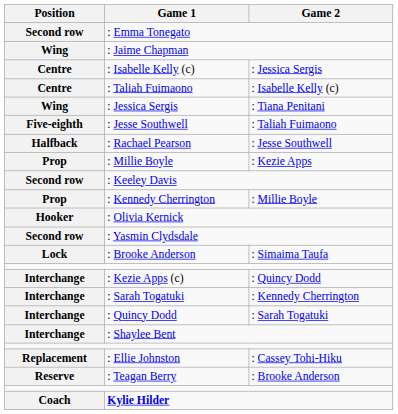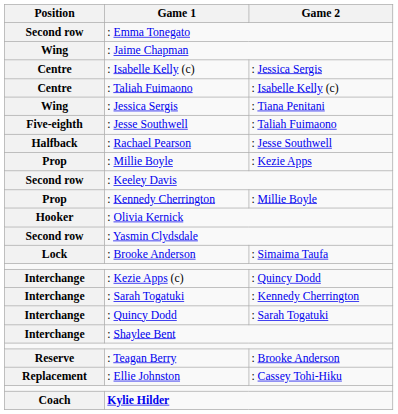rows swapped: (144, 357) <-> (142, 376)
